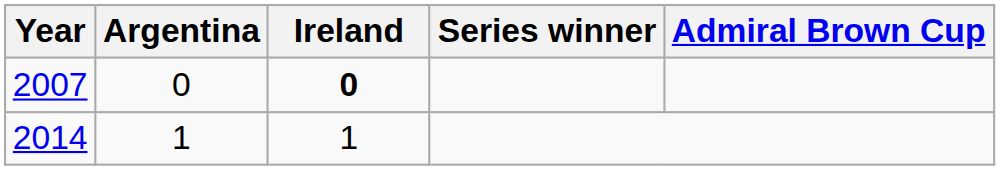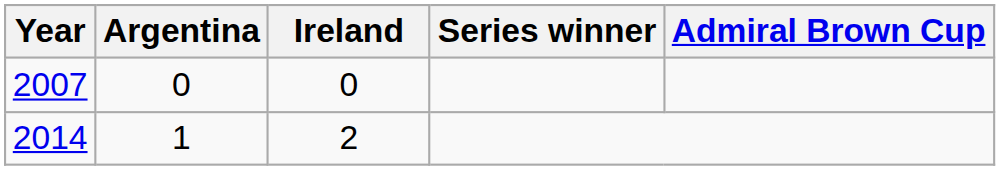(349, 84) bold -> (349, 84) normal
(349, 137) 1 -> (349, 137) 2
